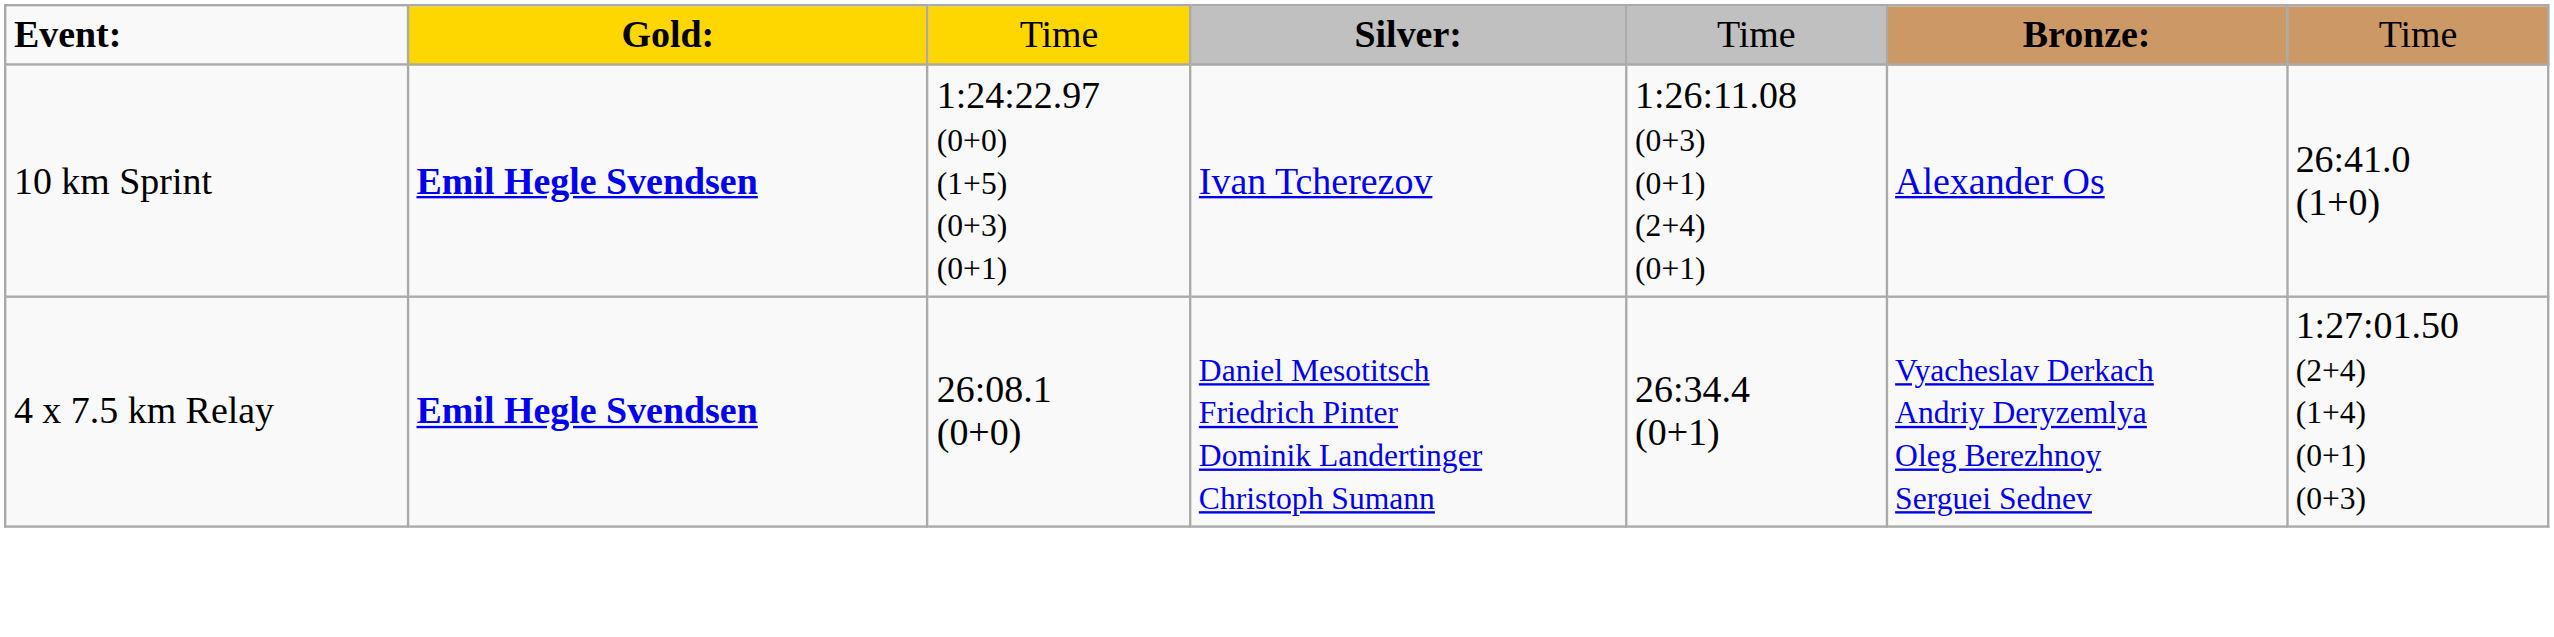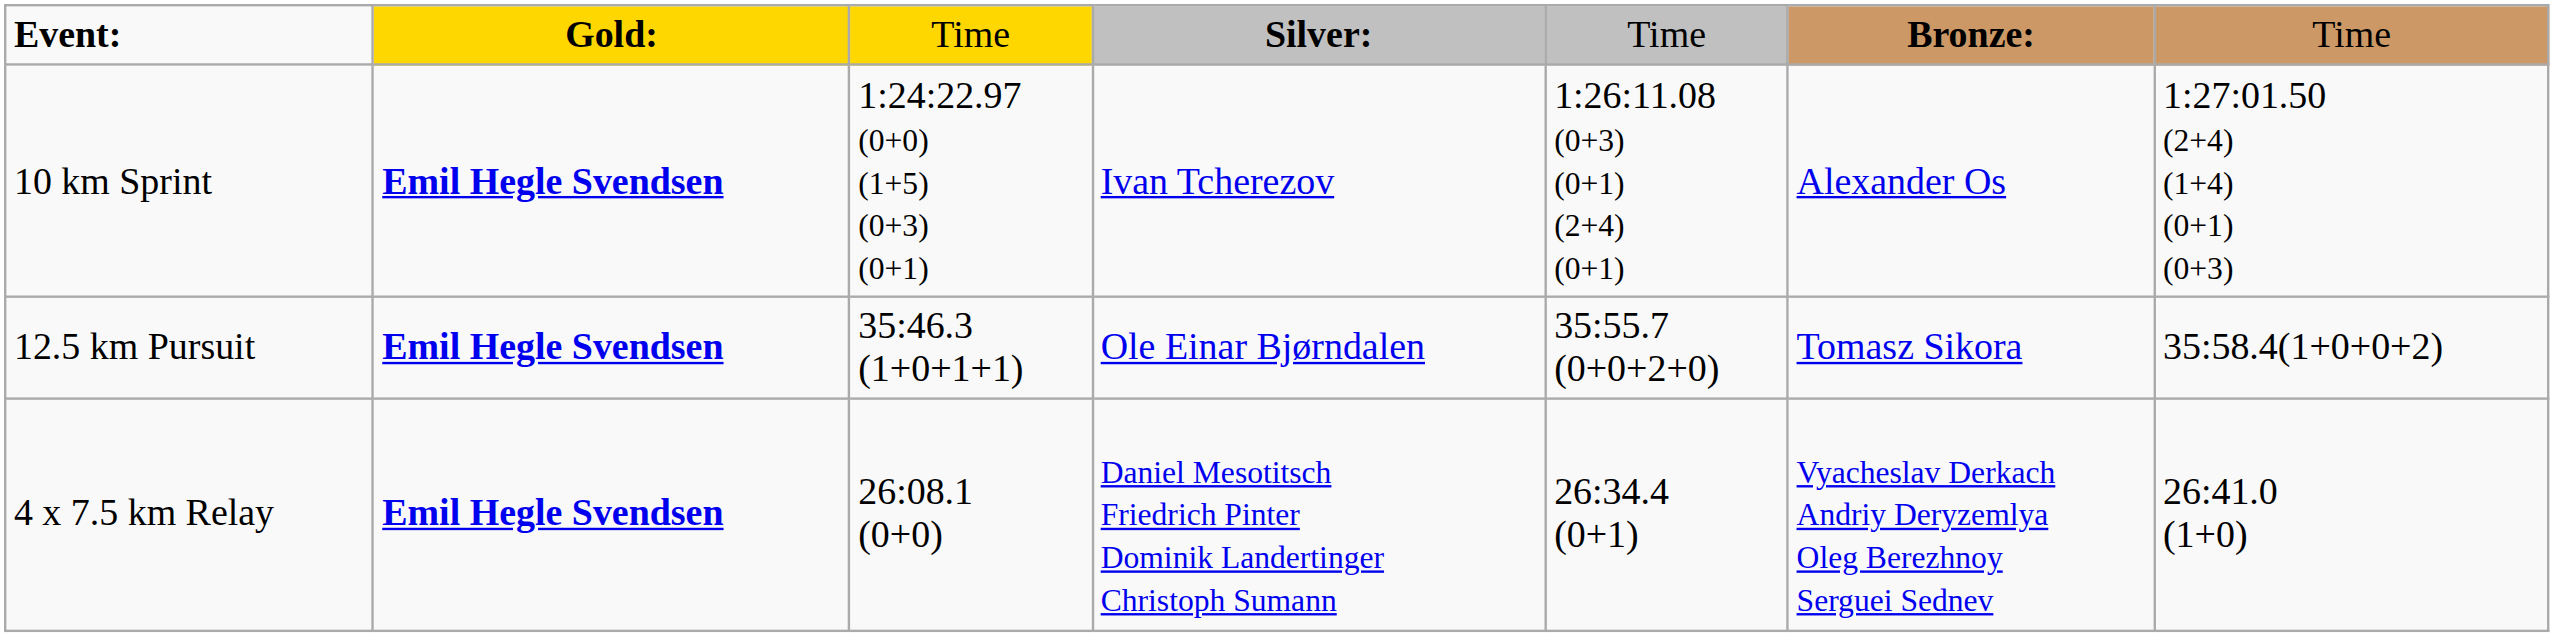(2353, 180) 26:41.0 (1+0) -> (2245, 180) 1:27:01.50 (2+4) (1+4) (0+1) (0+3)
+ row: (135, 346)
(2377, 410) 1:27:01.50 (2+4) (1+4) (0+1) (0+3) -> (2220, 513) 26:41.0 (1+0)
